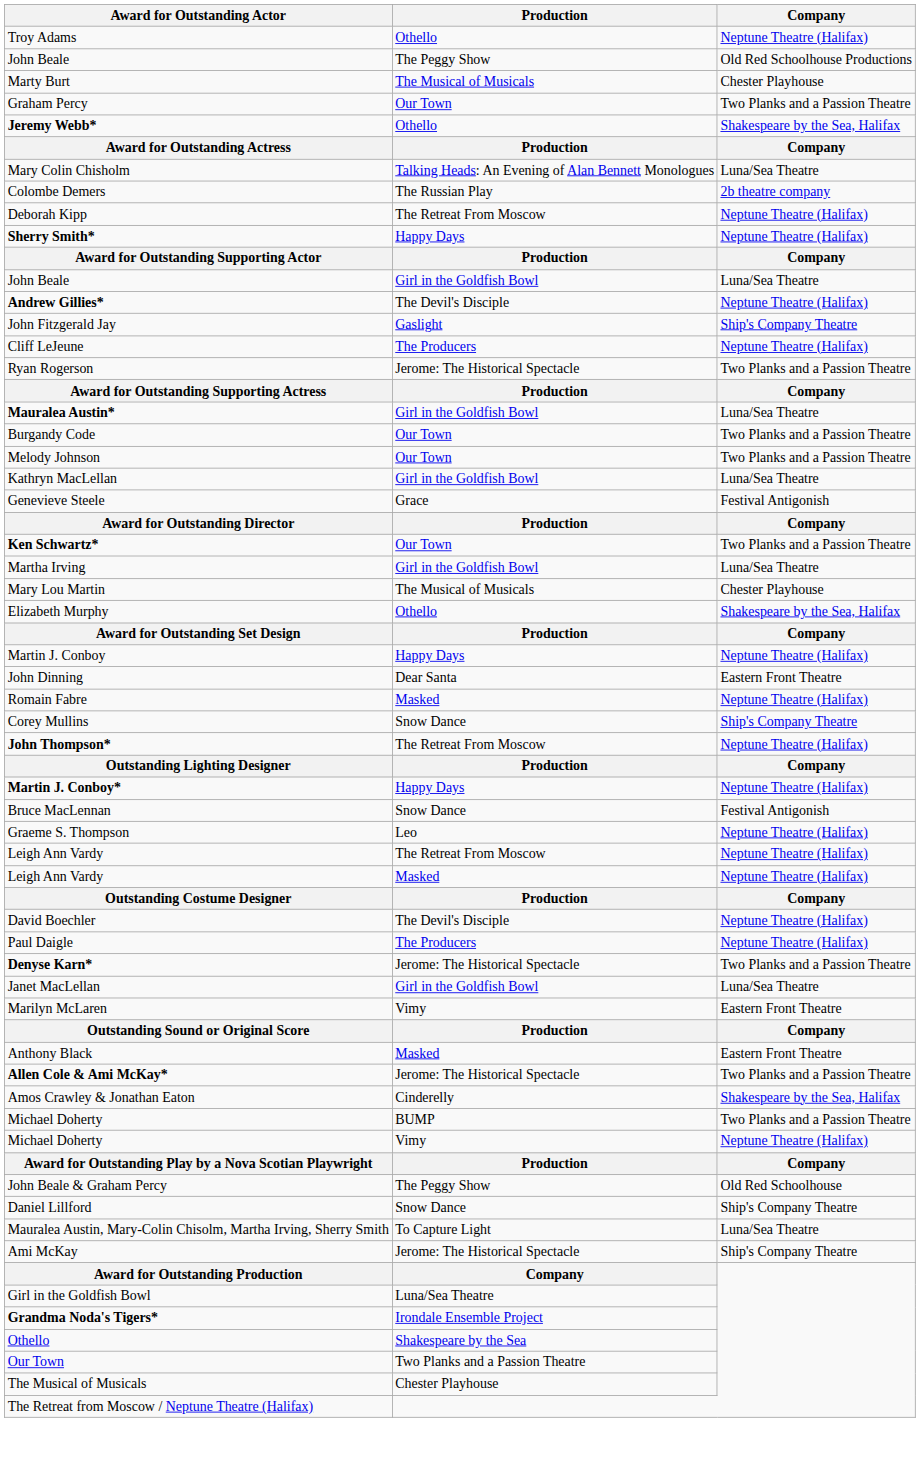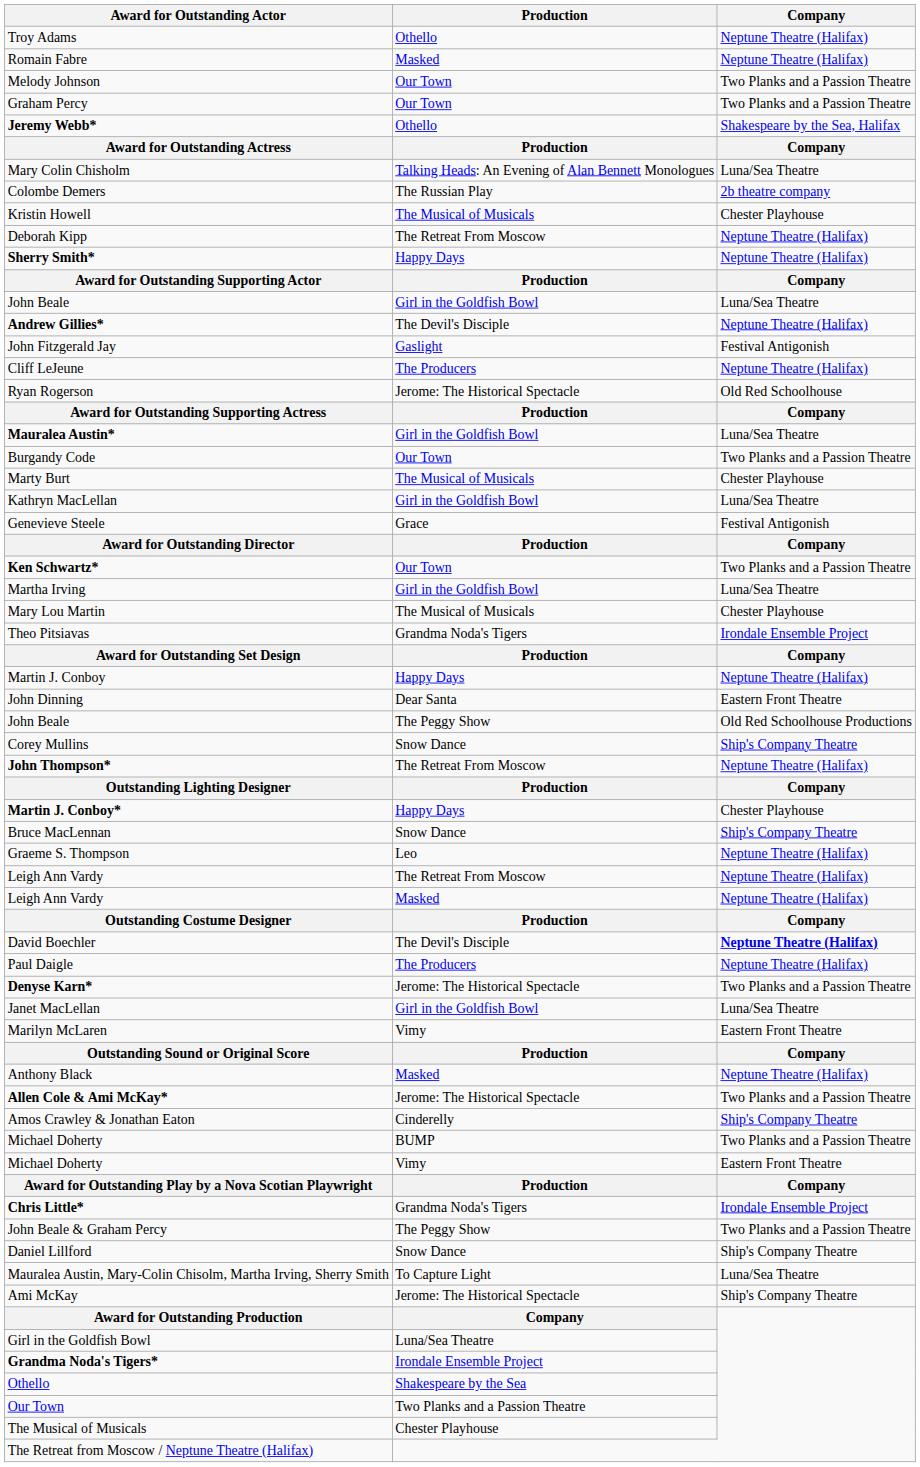rows swapped: (38, 59) <-> (47, 699)
rows swapped: (39, 81) <-> (54, 457)
+ row: (49, 214)
(789, 324) Ship's Company Theatre -> (775, 346) Festival Antigonish
(816, 368) Two Planks and a Passion Theatre -> (781, 390) Old Red Schoolhouse
- row: (58, 611)
+ row: (48, 633)
(794, 788) Neptune Theatre (Halifax) -> (772, 810) Chester Playhouse
(775, 810) Festival Antigonish -> (789, 832) Ship's Company Theatre
(794, 920) normal -> (799, 942) bold
(781, 1053) Eastern Front Theatre -> (794, 1075) Neptune Theatre (Halifax)
(810, 1097) Shakespeare by the Sea, Halifax -> (789, 1119) Ship's Company Theatre
(794, 1141) Neptune Theatre (Halifax) -> (781, 1163) Eastern Front Theatre
+ row: (46, 1207)
(781, 1185) Old Red Schoolhouse -> (816, 1229) Two Planks and a Passion Theatre
